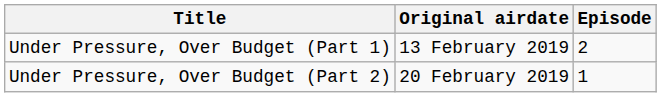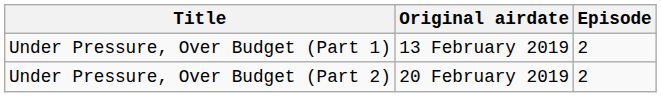(583, 77) 1 -> (583, 77) 2
